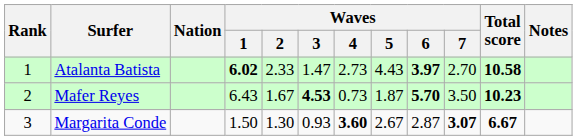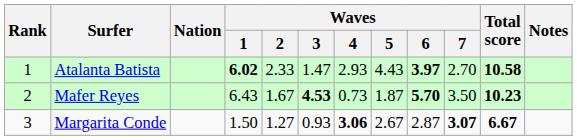(353, 69) 2.73 -> (353, 69) 2.93
(280, 122) 1.30 -> (280, 122) 1.27
(353, 122) 3.60 -> (353, 122) 3.06
